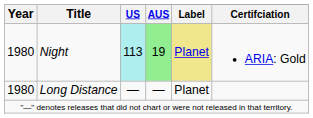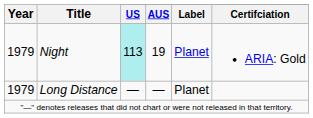(21, 52) 1980 -> (21, 52) 1979
(158, 52) lightgreen background -> (158, 52) no background
(192, 52) khaki background -> (192, 52) no background
(21, 90) 1980 -> (21, 90) 1979
